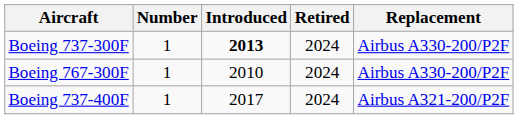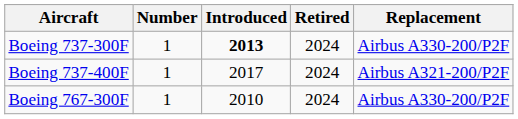rows swapped: (69, 99) <-> (69, 72)
